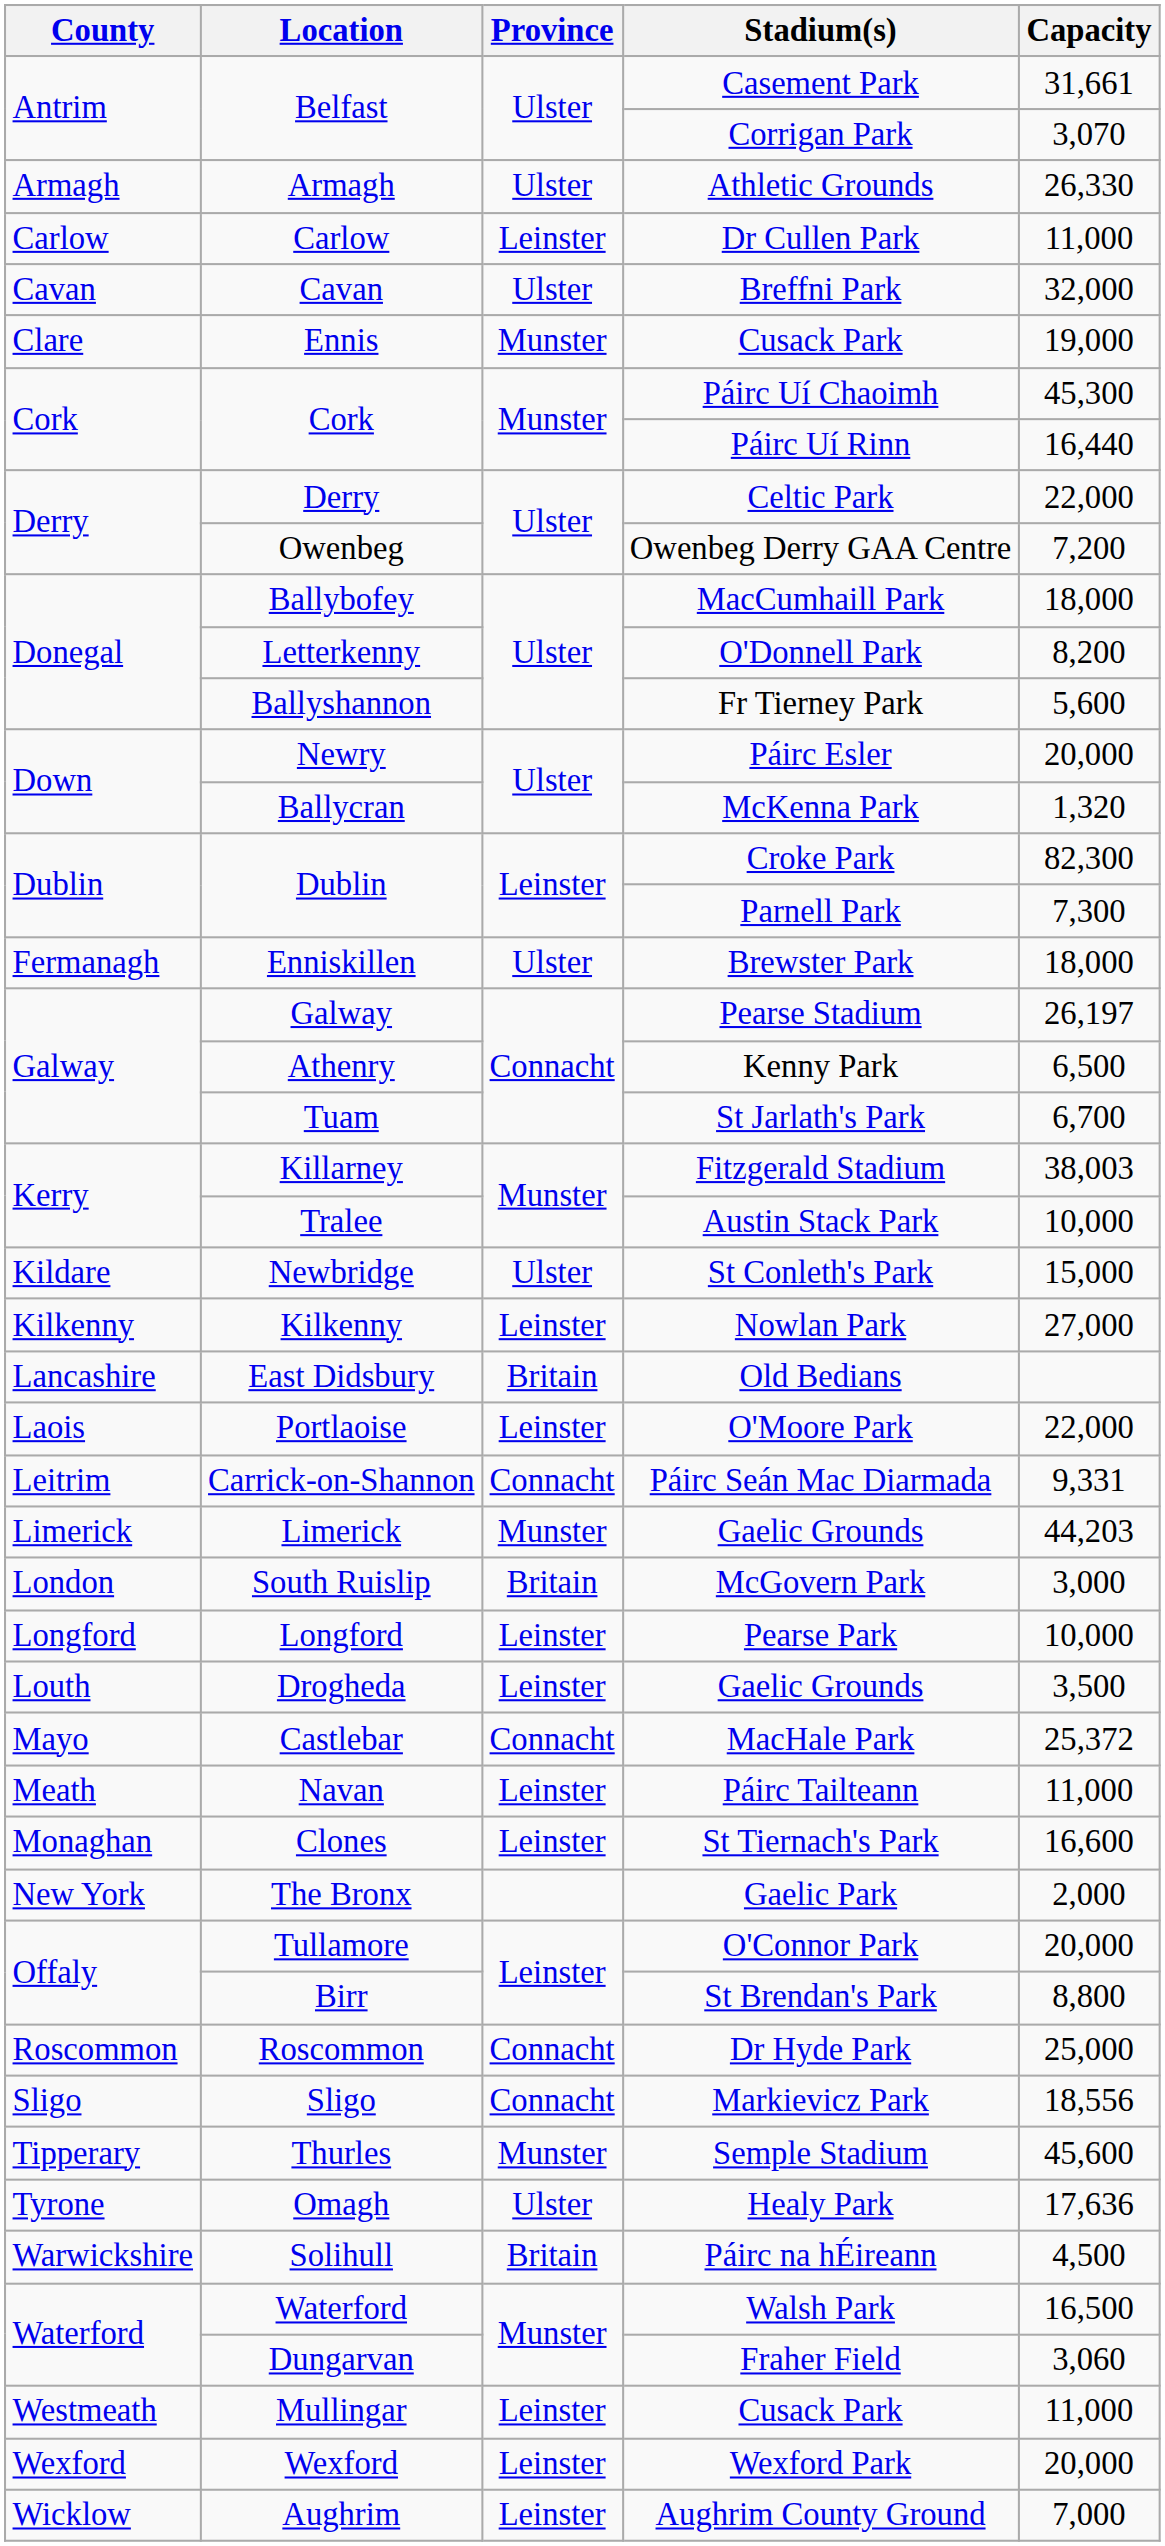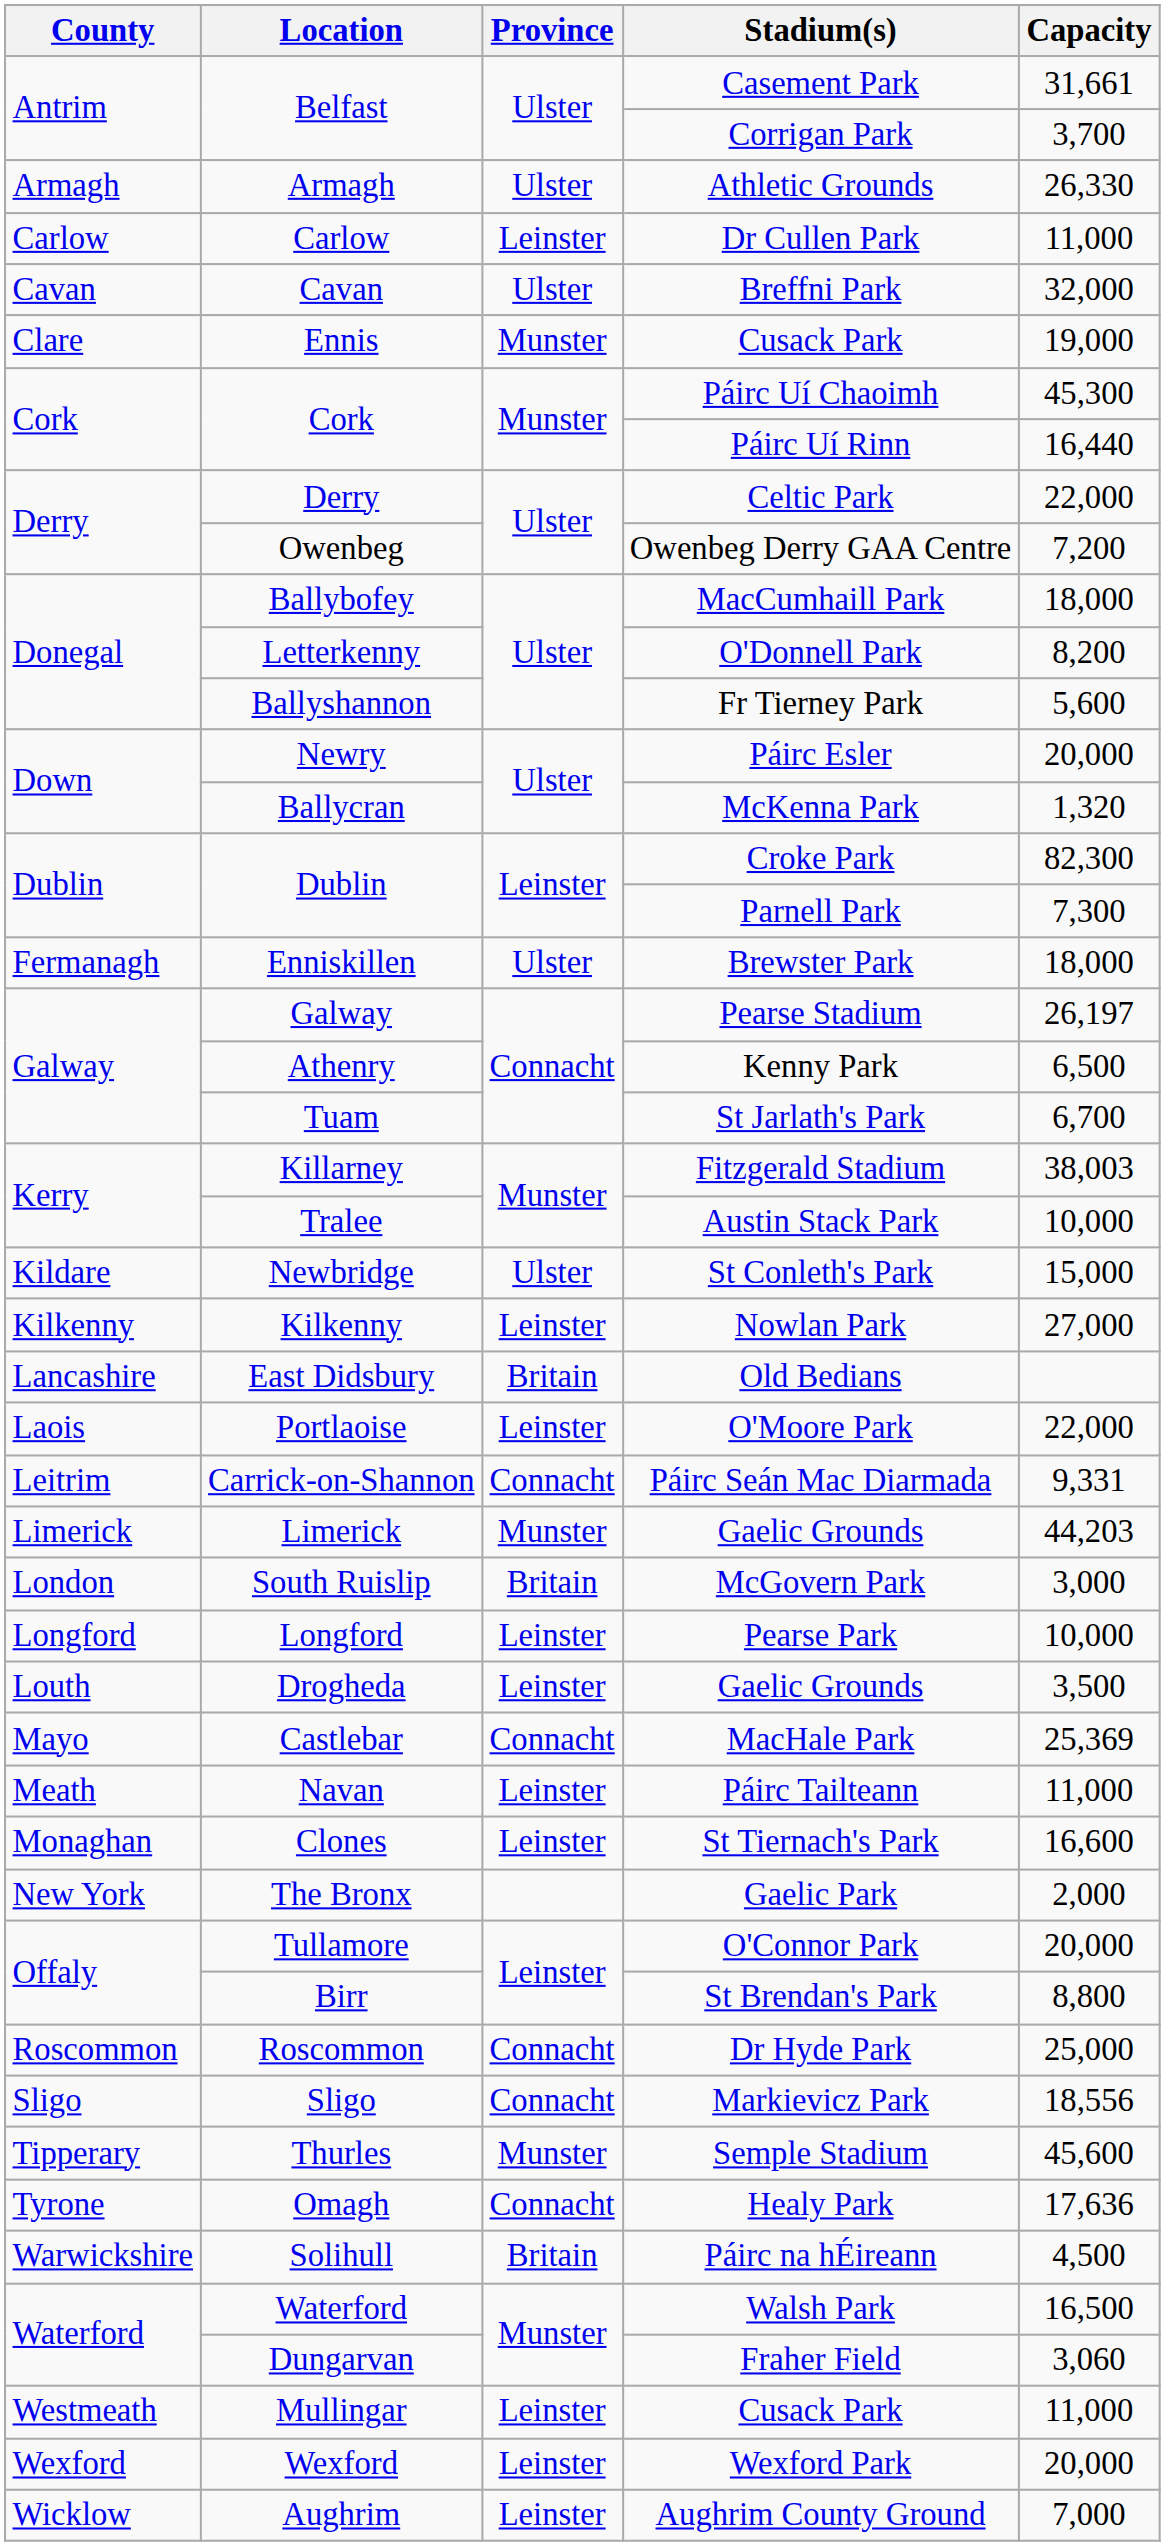(1089, 133) 3,070 -> (1089, 133) 3,700
(1089, 1738) 25,372 -> (1089, 1738) 25,369
(552, 2204) Ulster -> (552, 2204) Connacht
